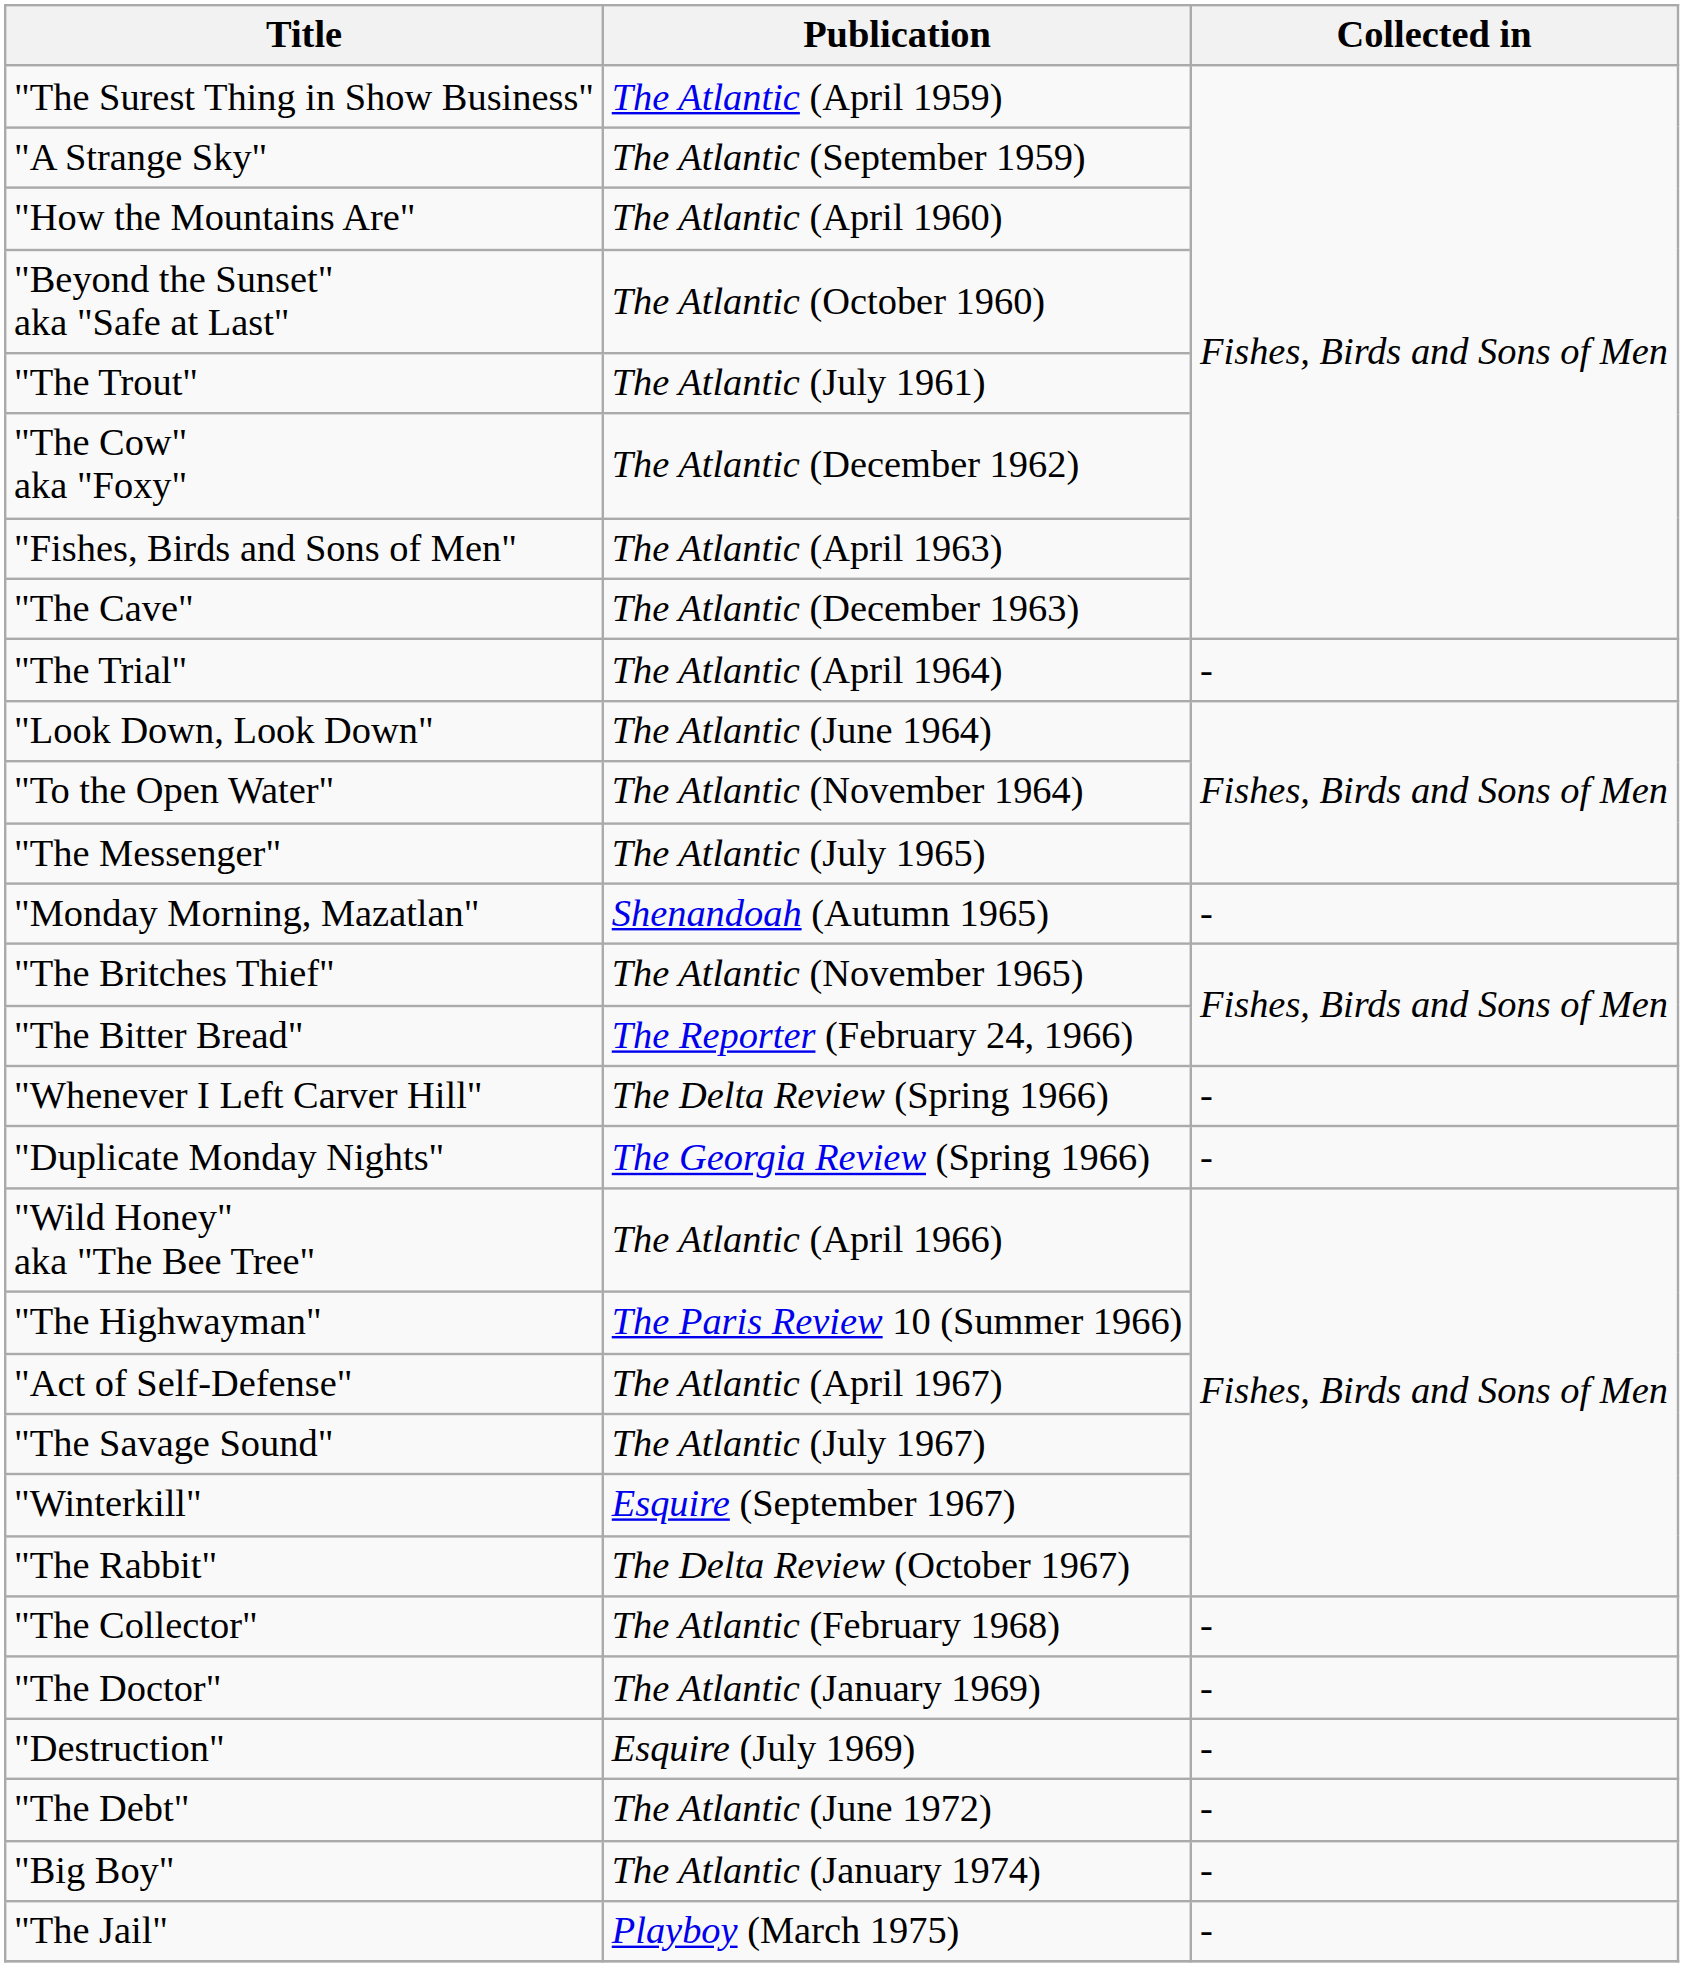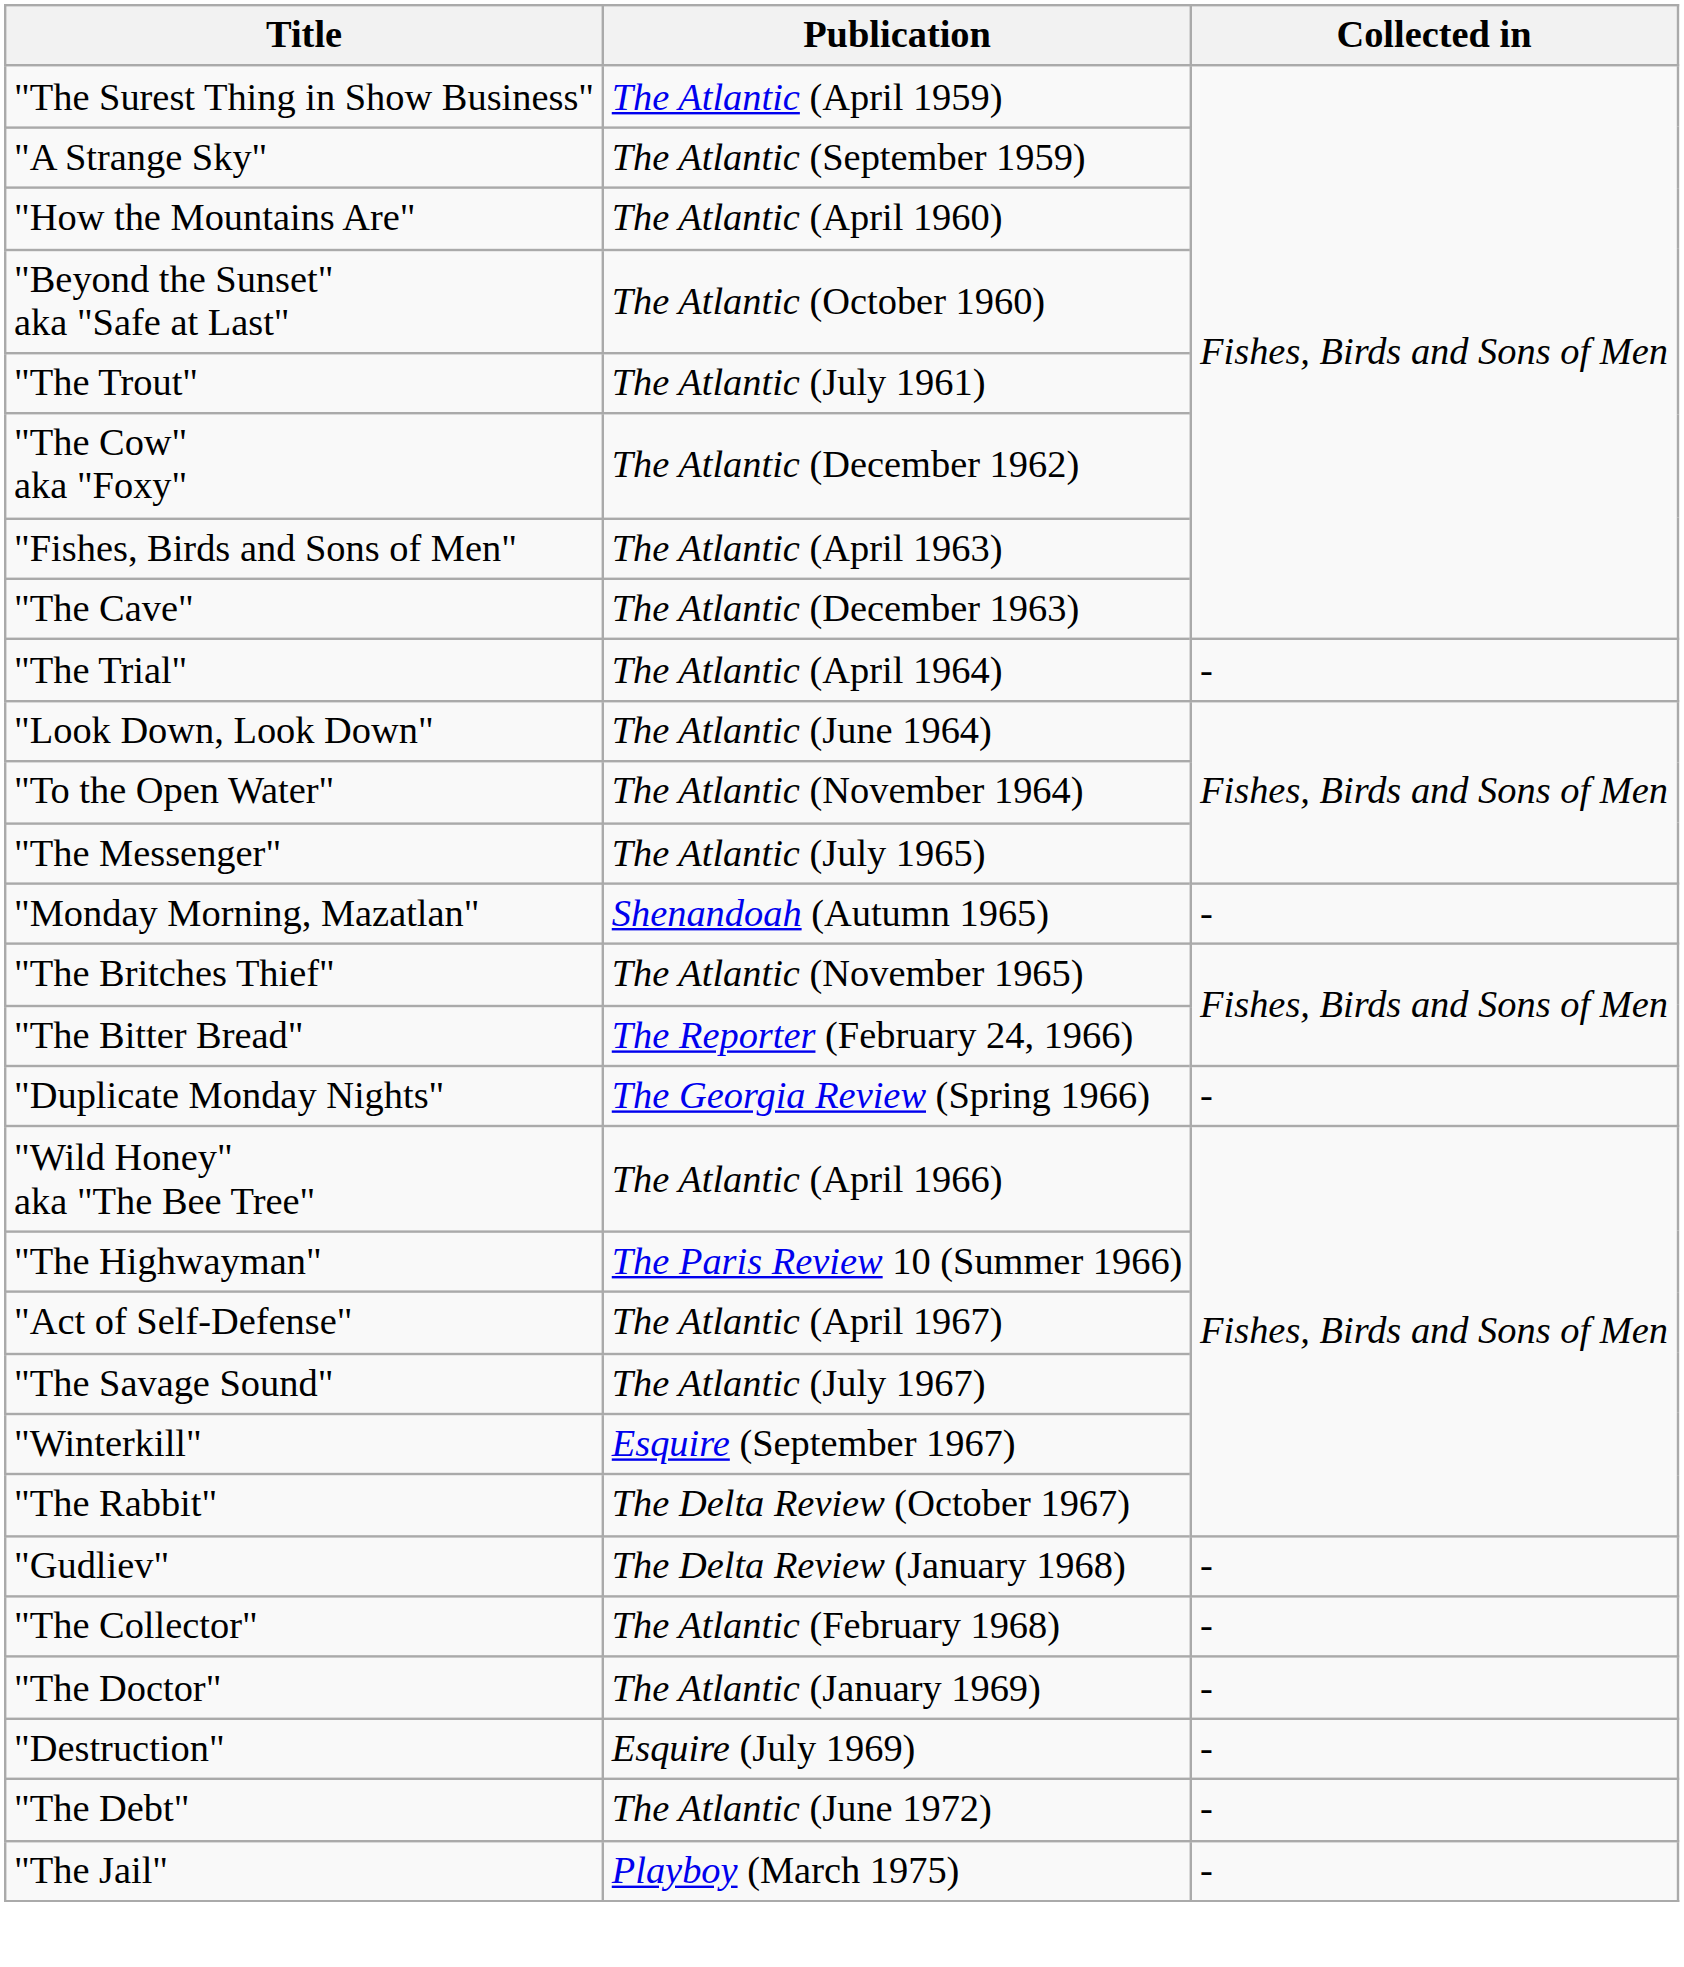- row: (248, 1095)
+ row: (92, 1565)
- row: (94, 1869)
